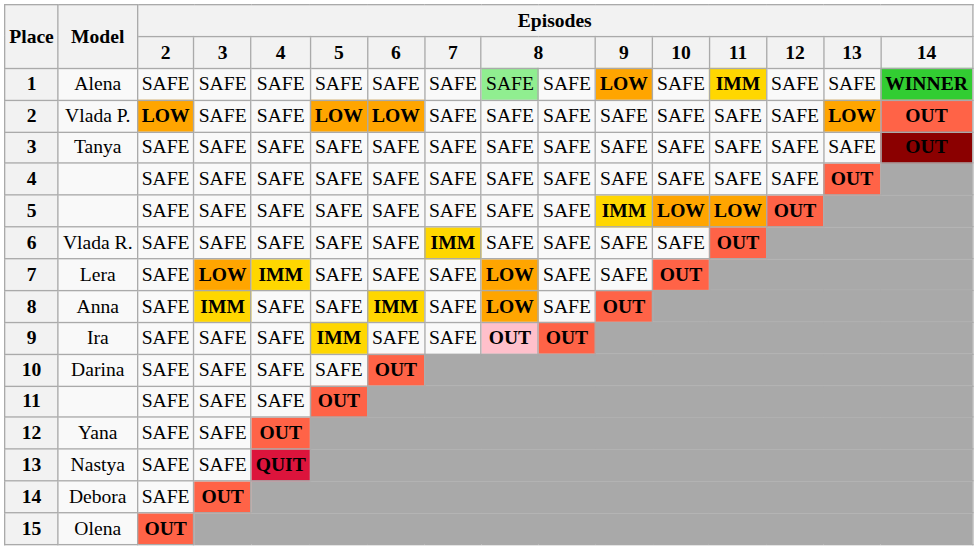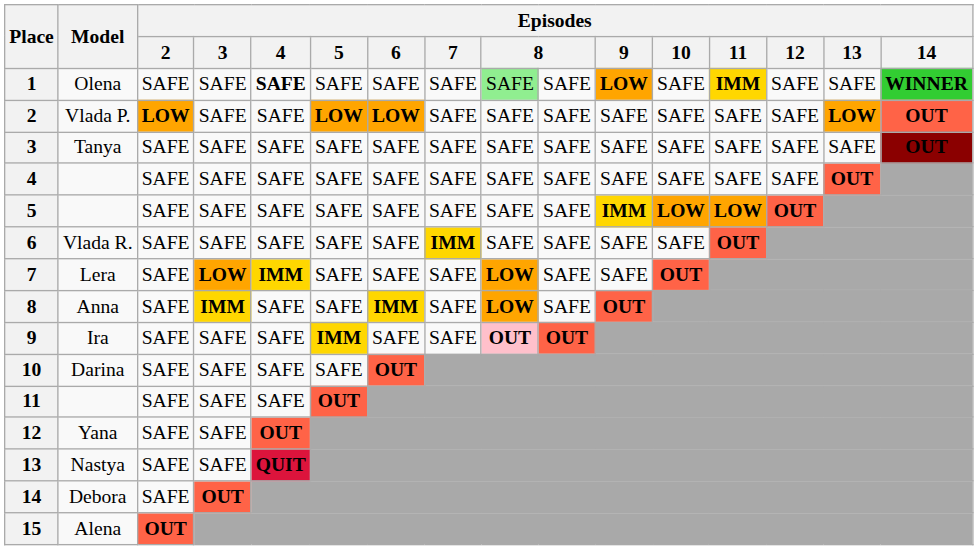(98, 83) Alena -> (98, 83) Olena
(281, 83) normal -> (281, 83) bold
(98, 528) Olena -> (98, 528) Alena
